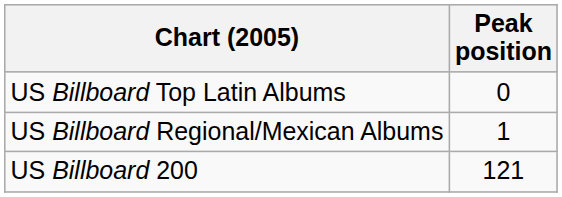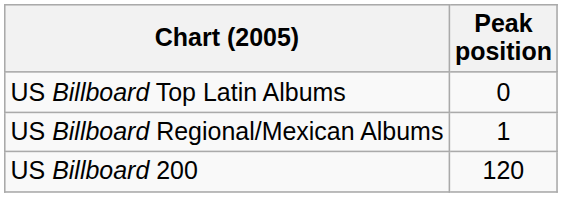(503, 171) 121 -> (503, 171) 120
